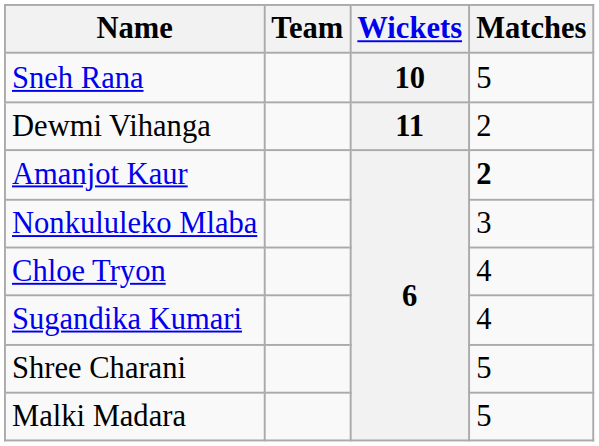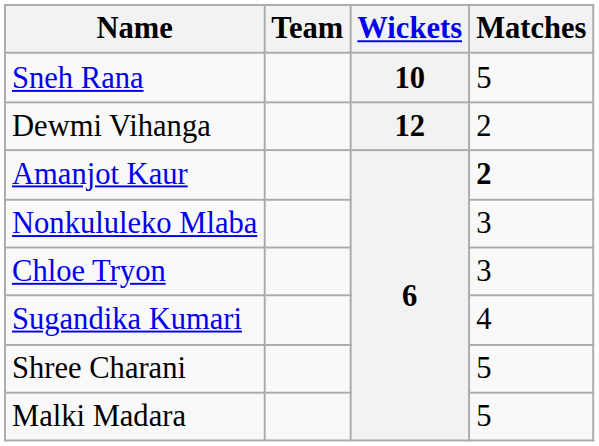(410, 125) 11 -> (410, 125) 12
(484, 271) 4 -> (484, 271) 3
